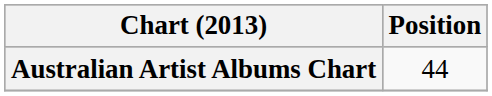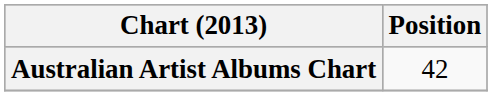(435, 68) 44 -> (435, 68) 42
